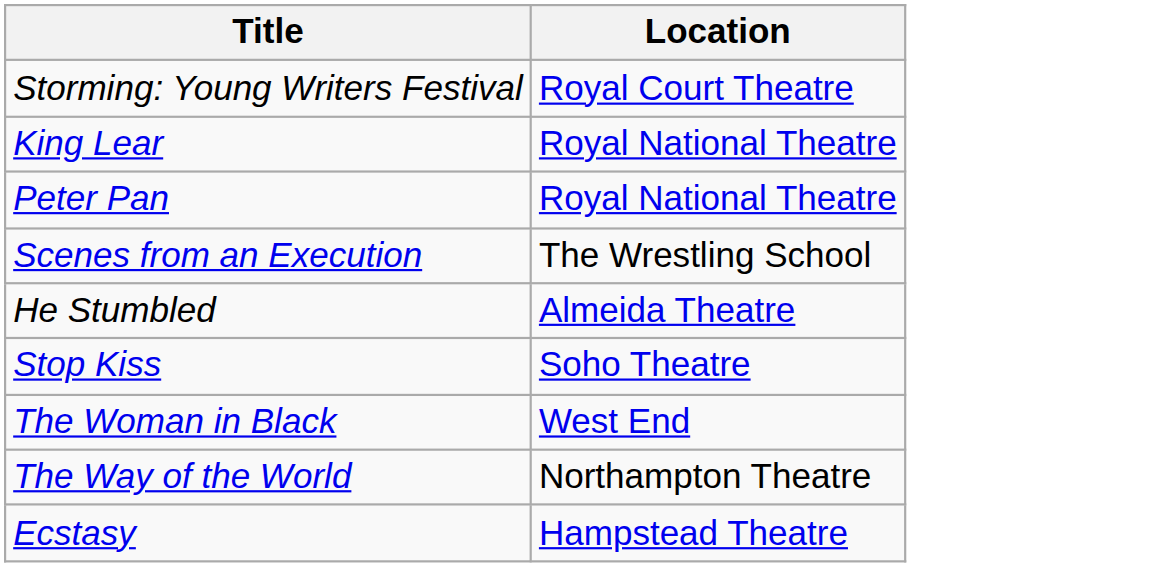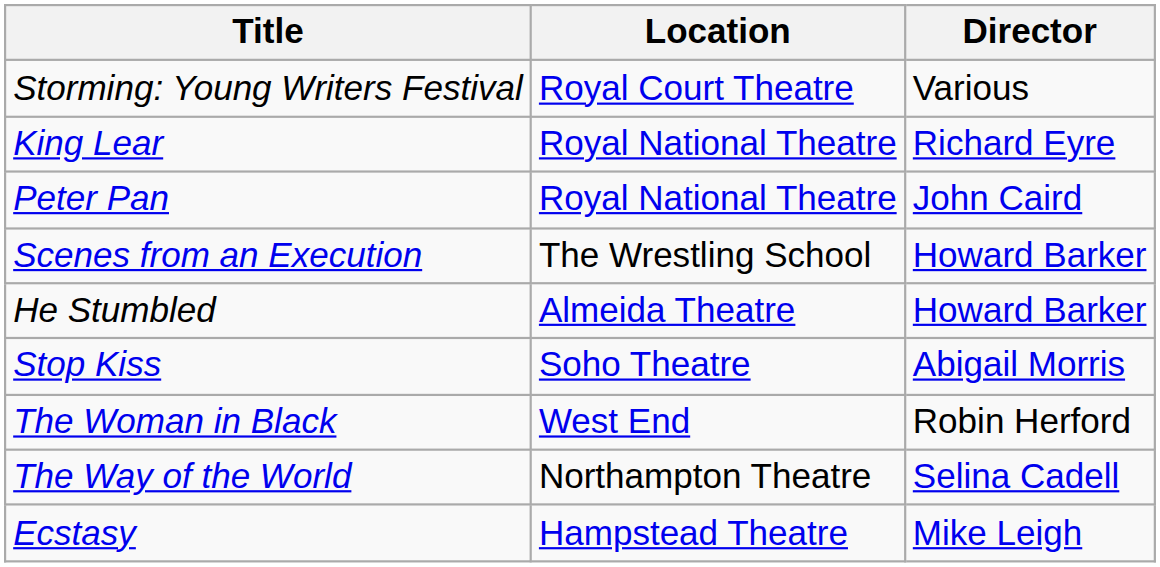+ column: (1030, 32)
